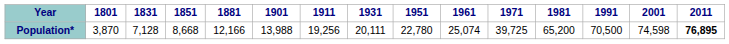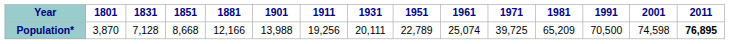(417, 30) 22,780 -> (417, 30) 22,789
(559, 30) 65,200 -> (559, 30) 65,209
